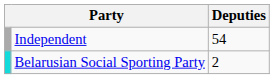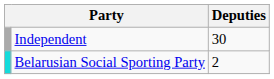(219, 39) 54 -> (219, 39) 30
